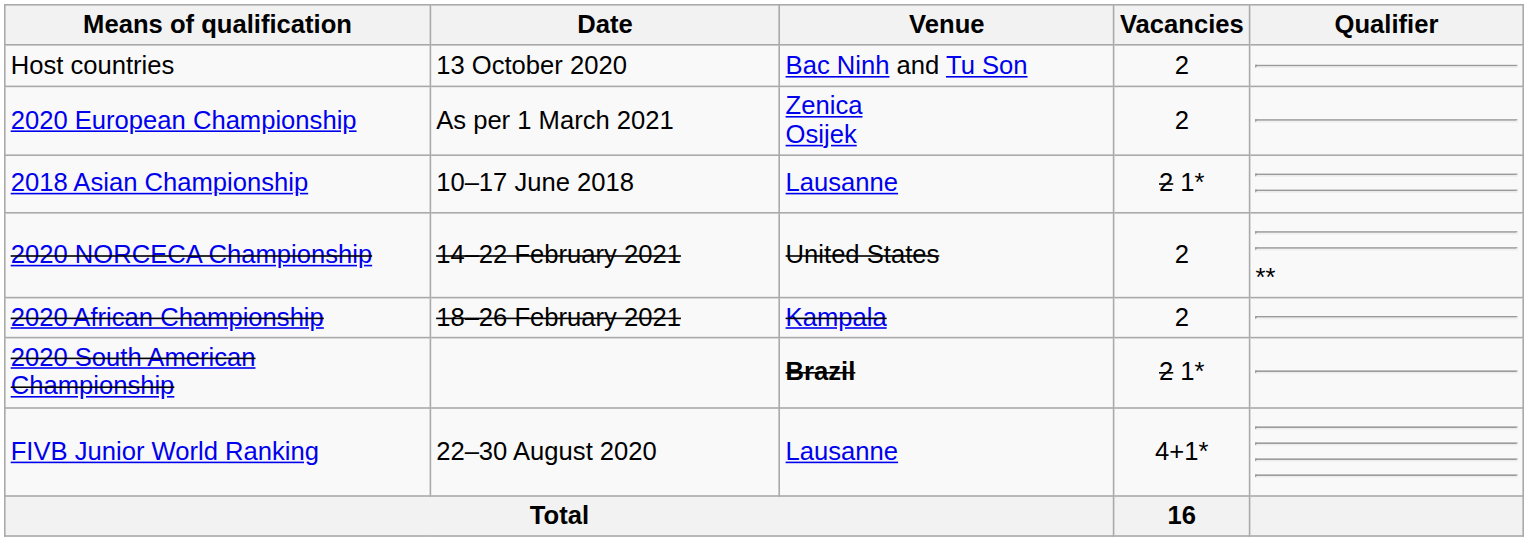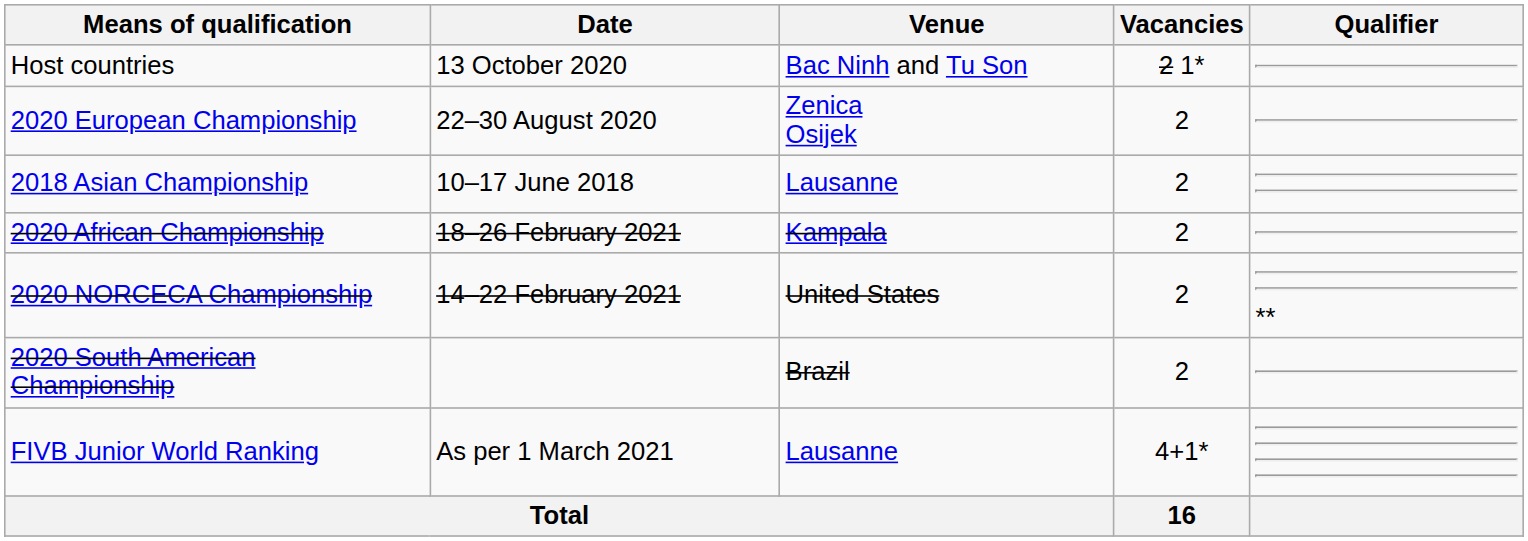(1182, 65) 2 -> (1182, 65) 2 1*
(555, 120) As per 1 March 2021 -> (546, 120) 22–30 August 2020
(1182, 183) 2 1* -> (1182, 183) 2
rows swapped: (191, 254) <-> (167, 317)
(820, 372) bold -> (818, 372) normal
(1182, 372) 2 1* -> (1182, 372) 2
(546, 451) 22–30 August 2020 -> (555, 451) As per 1 March 2021
